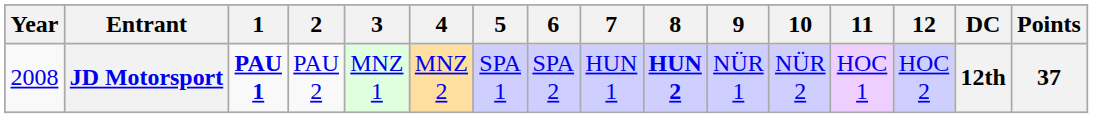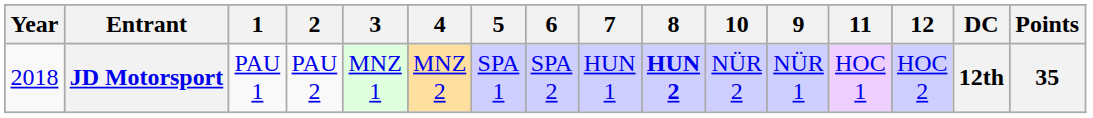columns swapped: (738, 23) <-> (800, 23)
(34, 77) 2008 -> (34, 77) 2018
(258, 77) bold -> (257, 77) normal
(1049, 77) 37 -> (1047, 77) 35
